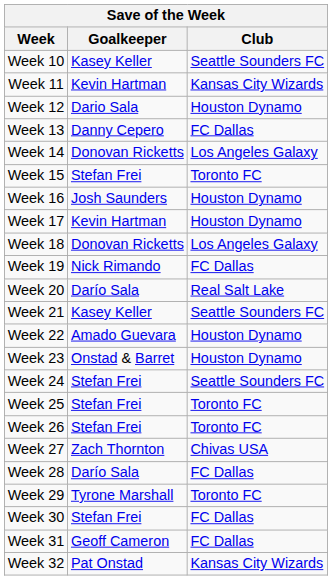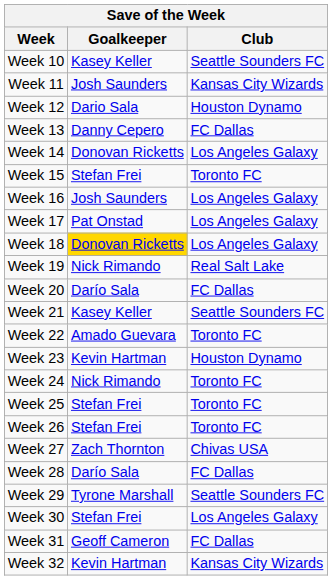(119, 84) Kevin Hartman -> (119, 84) Josh Saunders
(246, 198) Houston Dynamo -> (254, 198) Los Angeles Galaxy
(119, 221) Kevin Hartman -> (107, 221) Pat Onstad
(246, 221) Houston Dynamo -> (254, 221) Los Angeles Galaxy
(127, 244) no background -> (127, 244) gold background
(222, 267) FC Dallas -> (237, 267) Real Salt Lake
(237, 289) Real Salt Lake -> (222, 289) FC Dallas
(246, 335) Houston Dynamo -> (226, 335) Toronto FC
(123, 358) Onstad & Barret -> (119, 358) Kevin Hartman
(106, 381) Stefan Frei -> (116, 381) Nick Rimando
(257, 381) Seattle Sounders FC -> (226, 381) Toronto FC
(226, 495) Toronto FC -> (257, 495) Seattle Sounders FC
(222, 518) FC Dallas -> (254, 518) Los Angeles Galaxy
(107, 564) Pat Onstad -> (119, 564) Kevin Hartman
